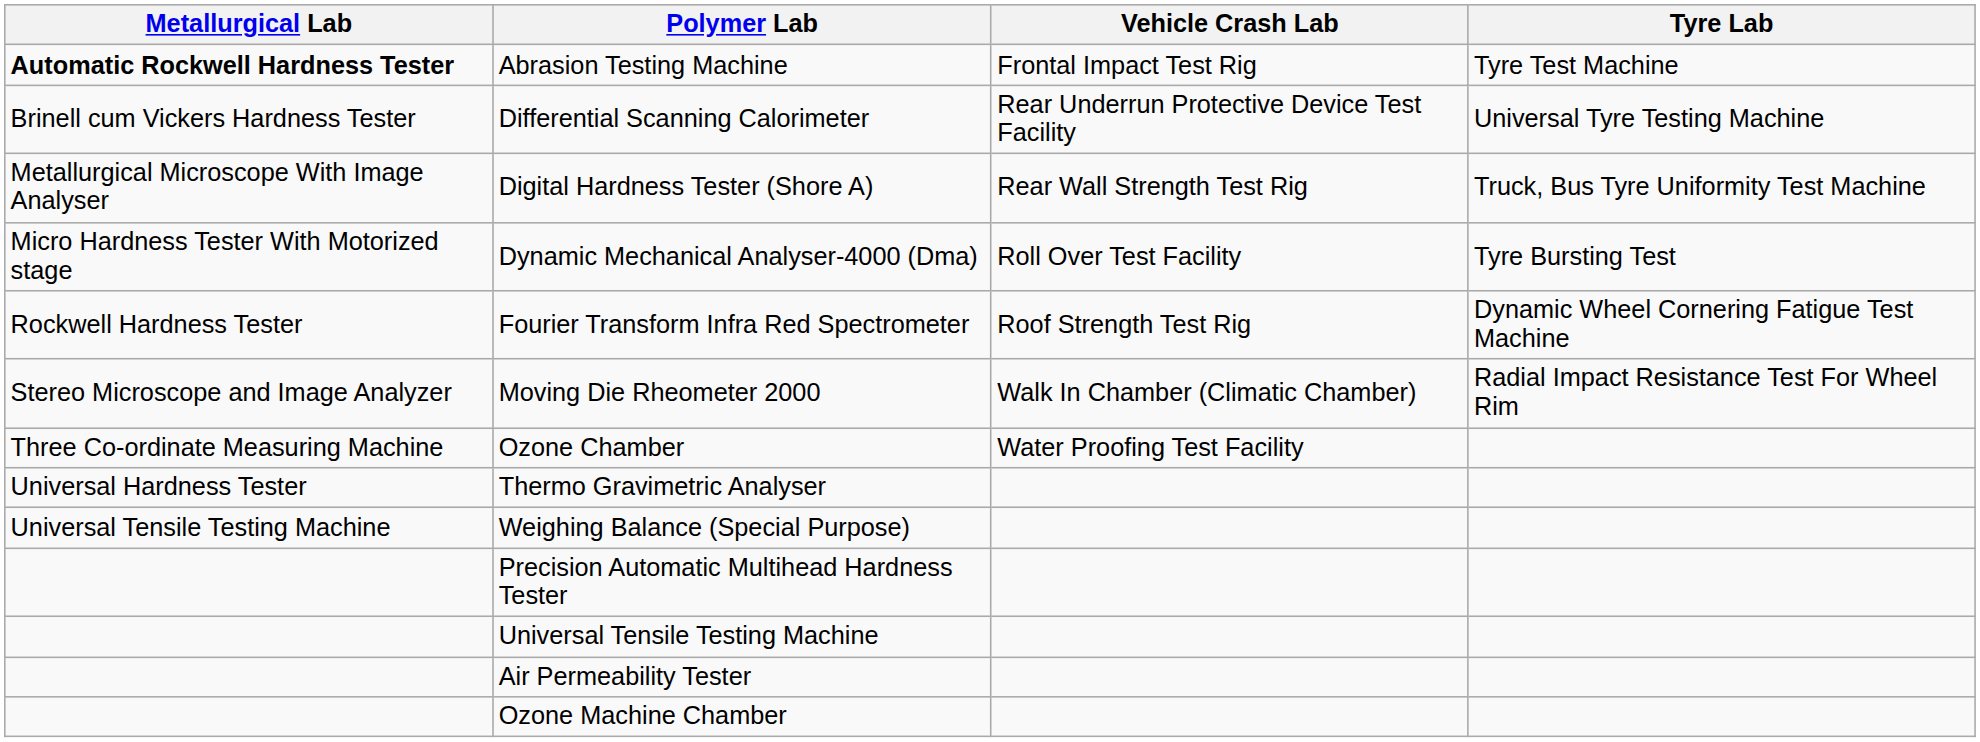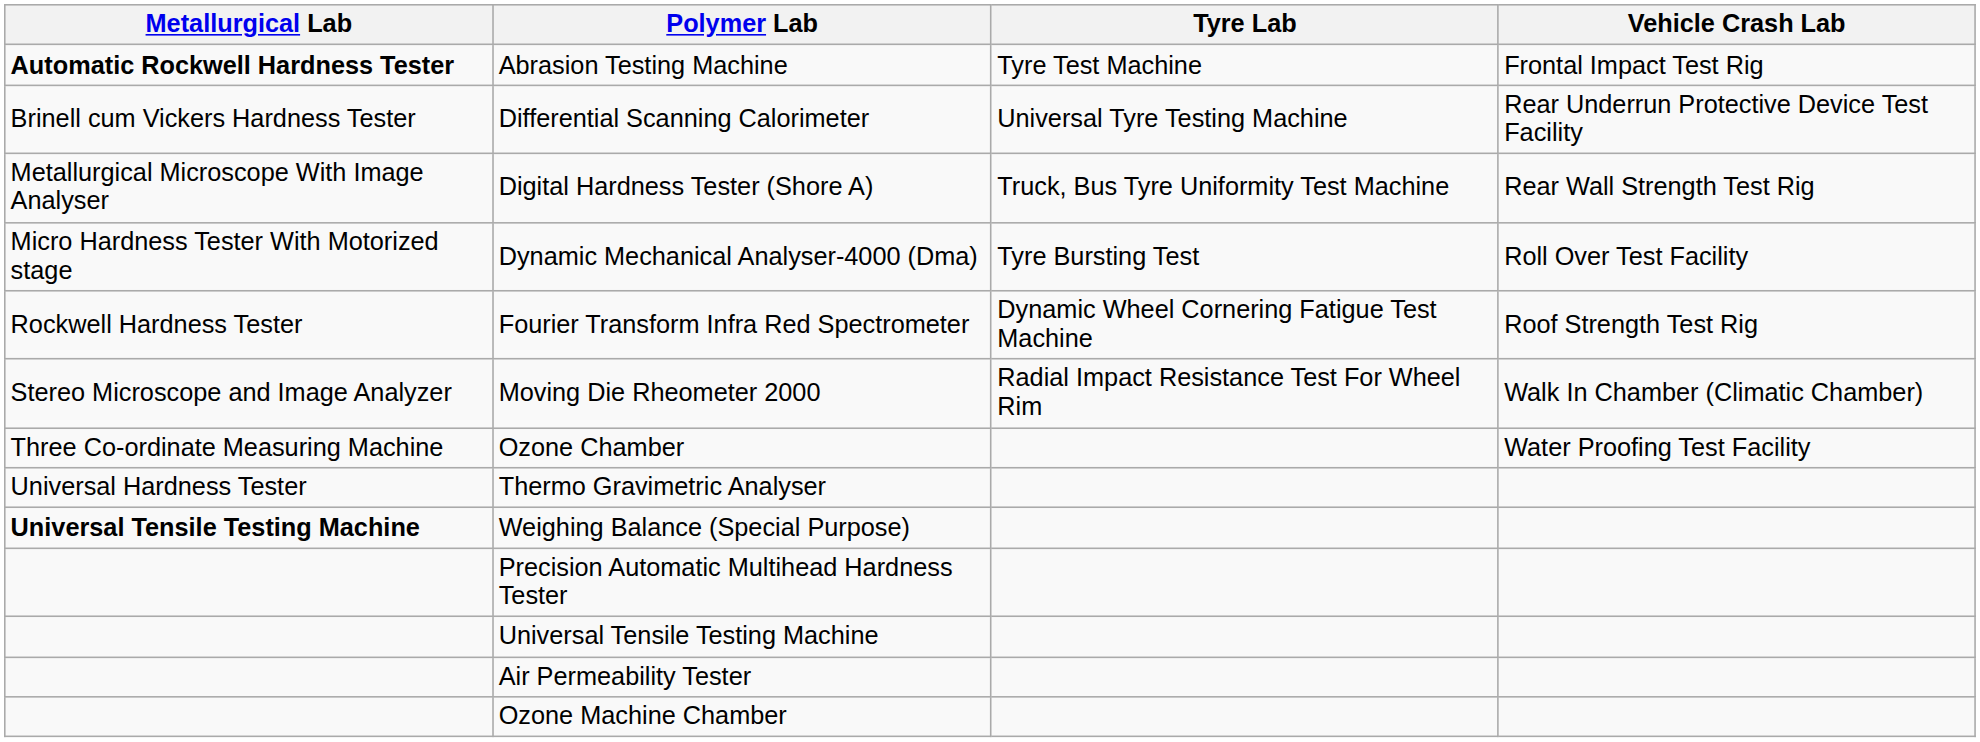columns swapped: (1722, 24) <-> (1230, 24)
(201, 527) normal -> (215, 527) bold
